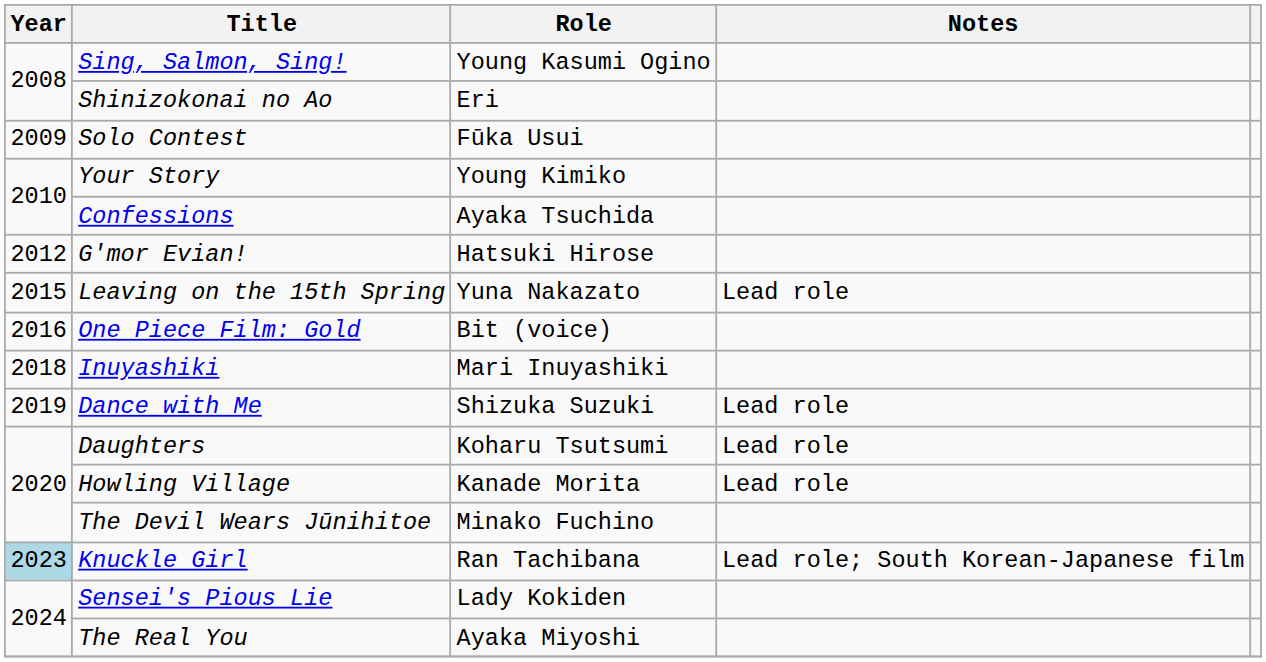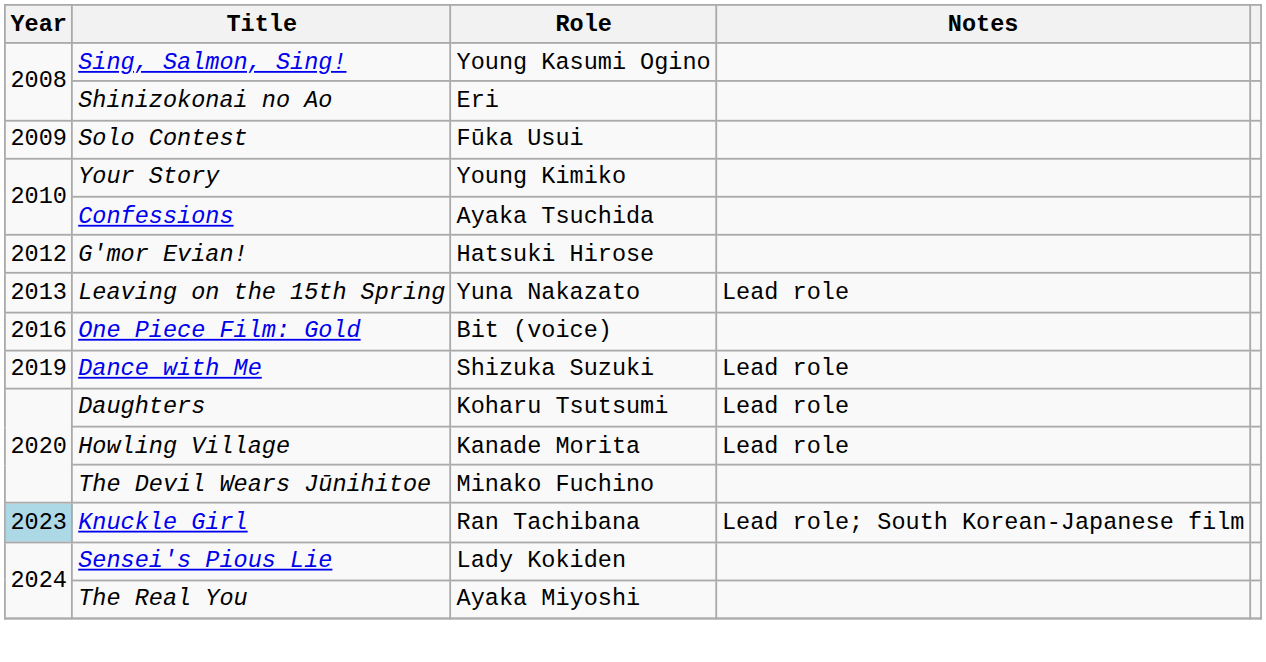(39, 293) 2015 -> (39, 293) 2013
- row: (149, 369)
